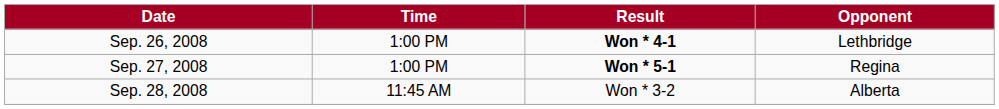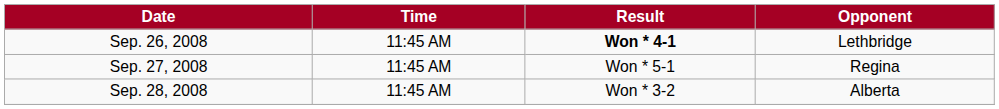(419, 41) 1:00 PM -> (419, 41) 11:45 AM
(419, 66) 1:00 PM -> (419, 66) 11:45 AM
(640, 66) bold -> (640, 66) normal
